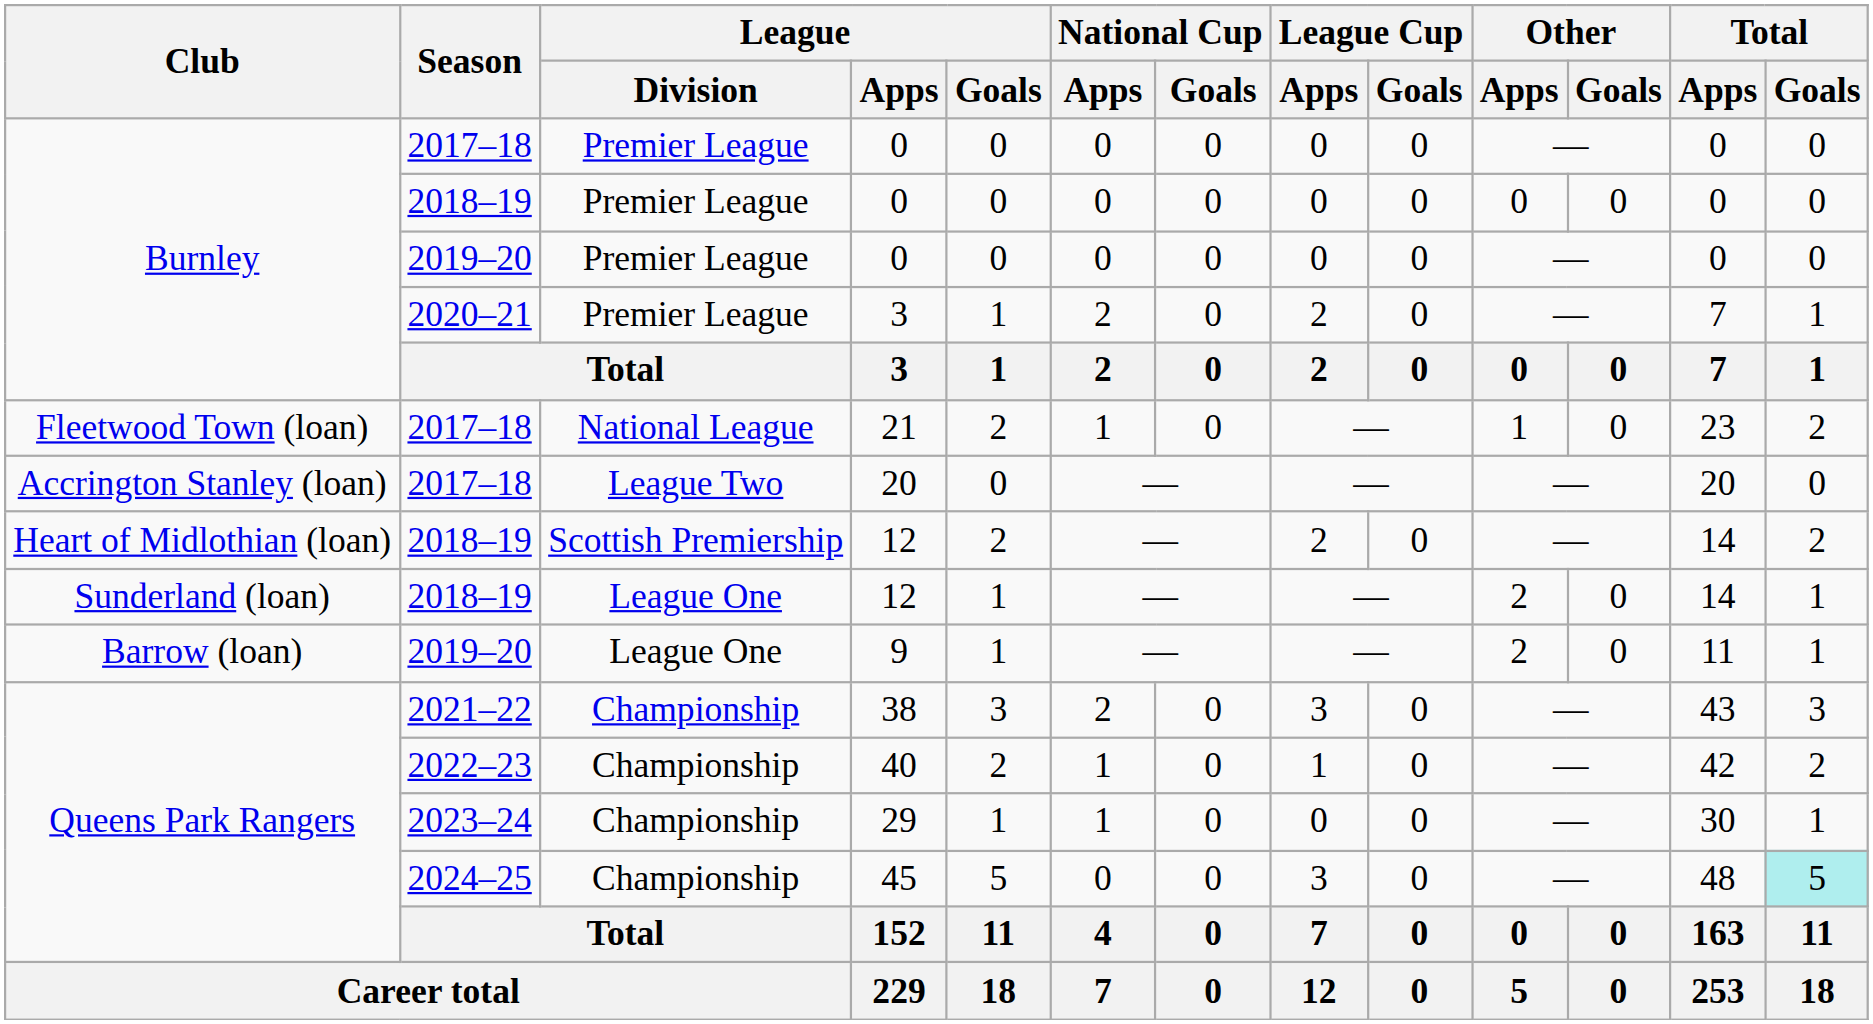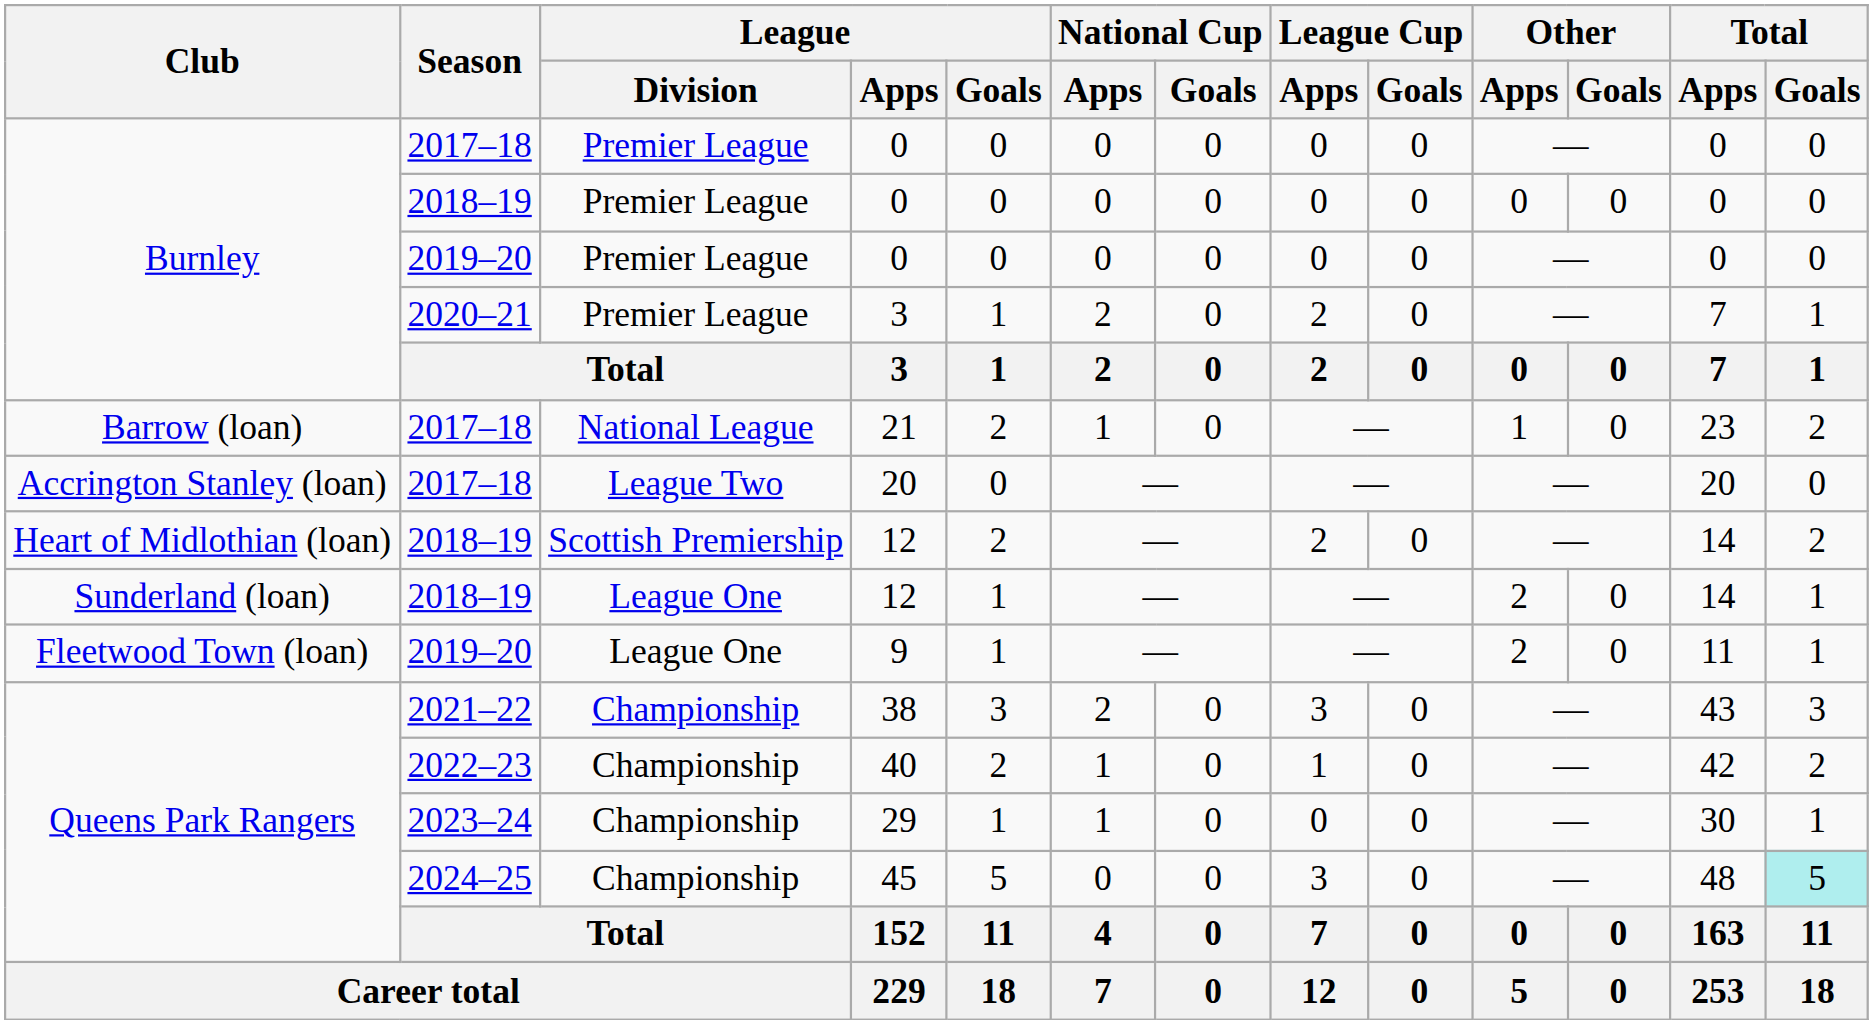(202, 426) Fleetwood Town (loan) -> (202, 426) Barrow (loan)
(202, 652) Barrow (loan) -> (202, 652) Fleetwood Town (loan)
